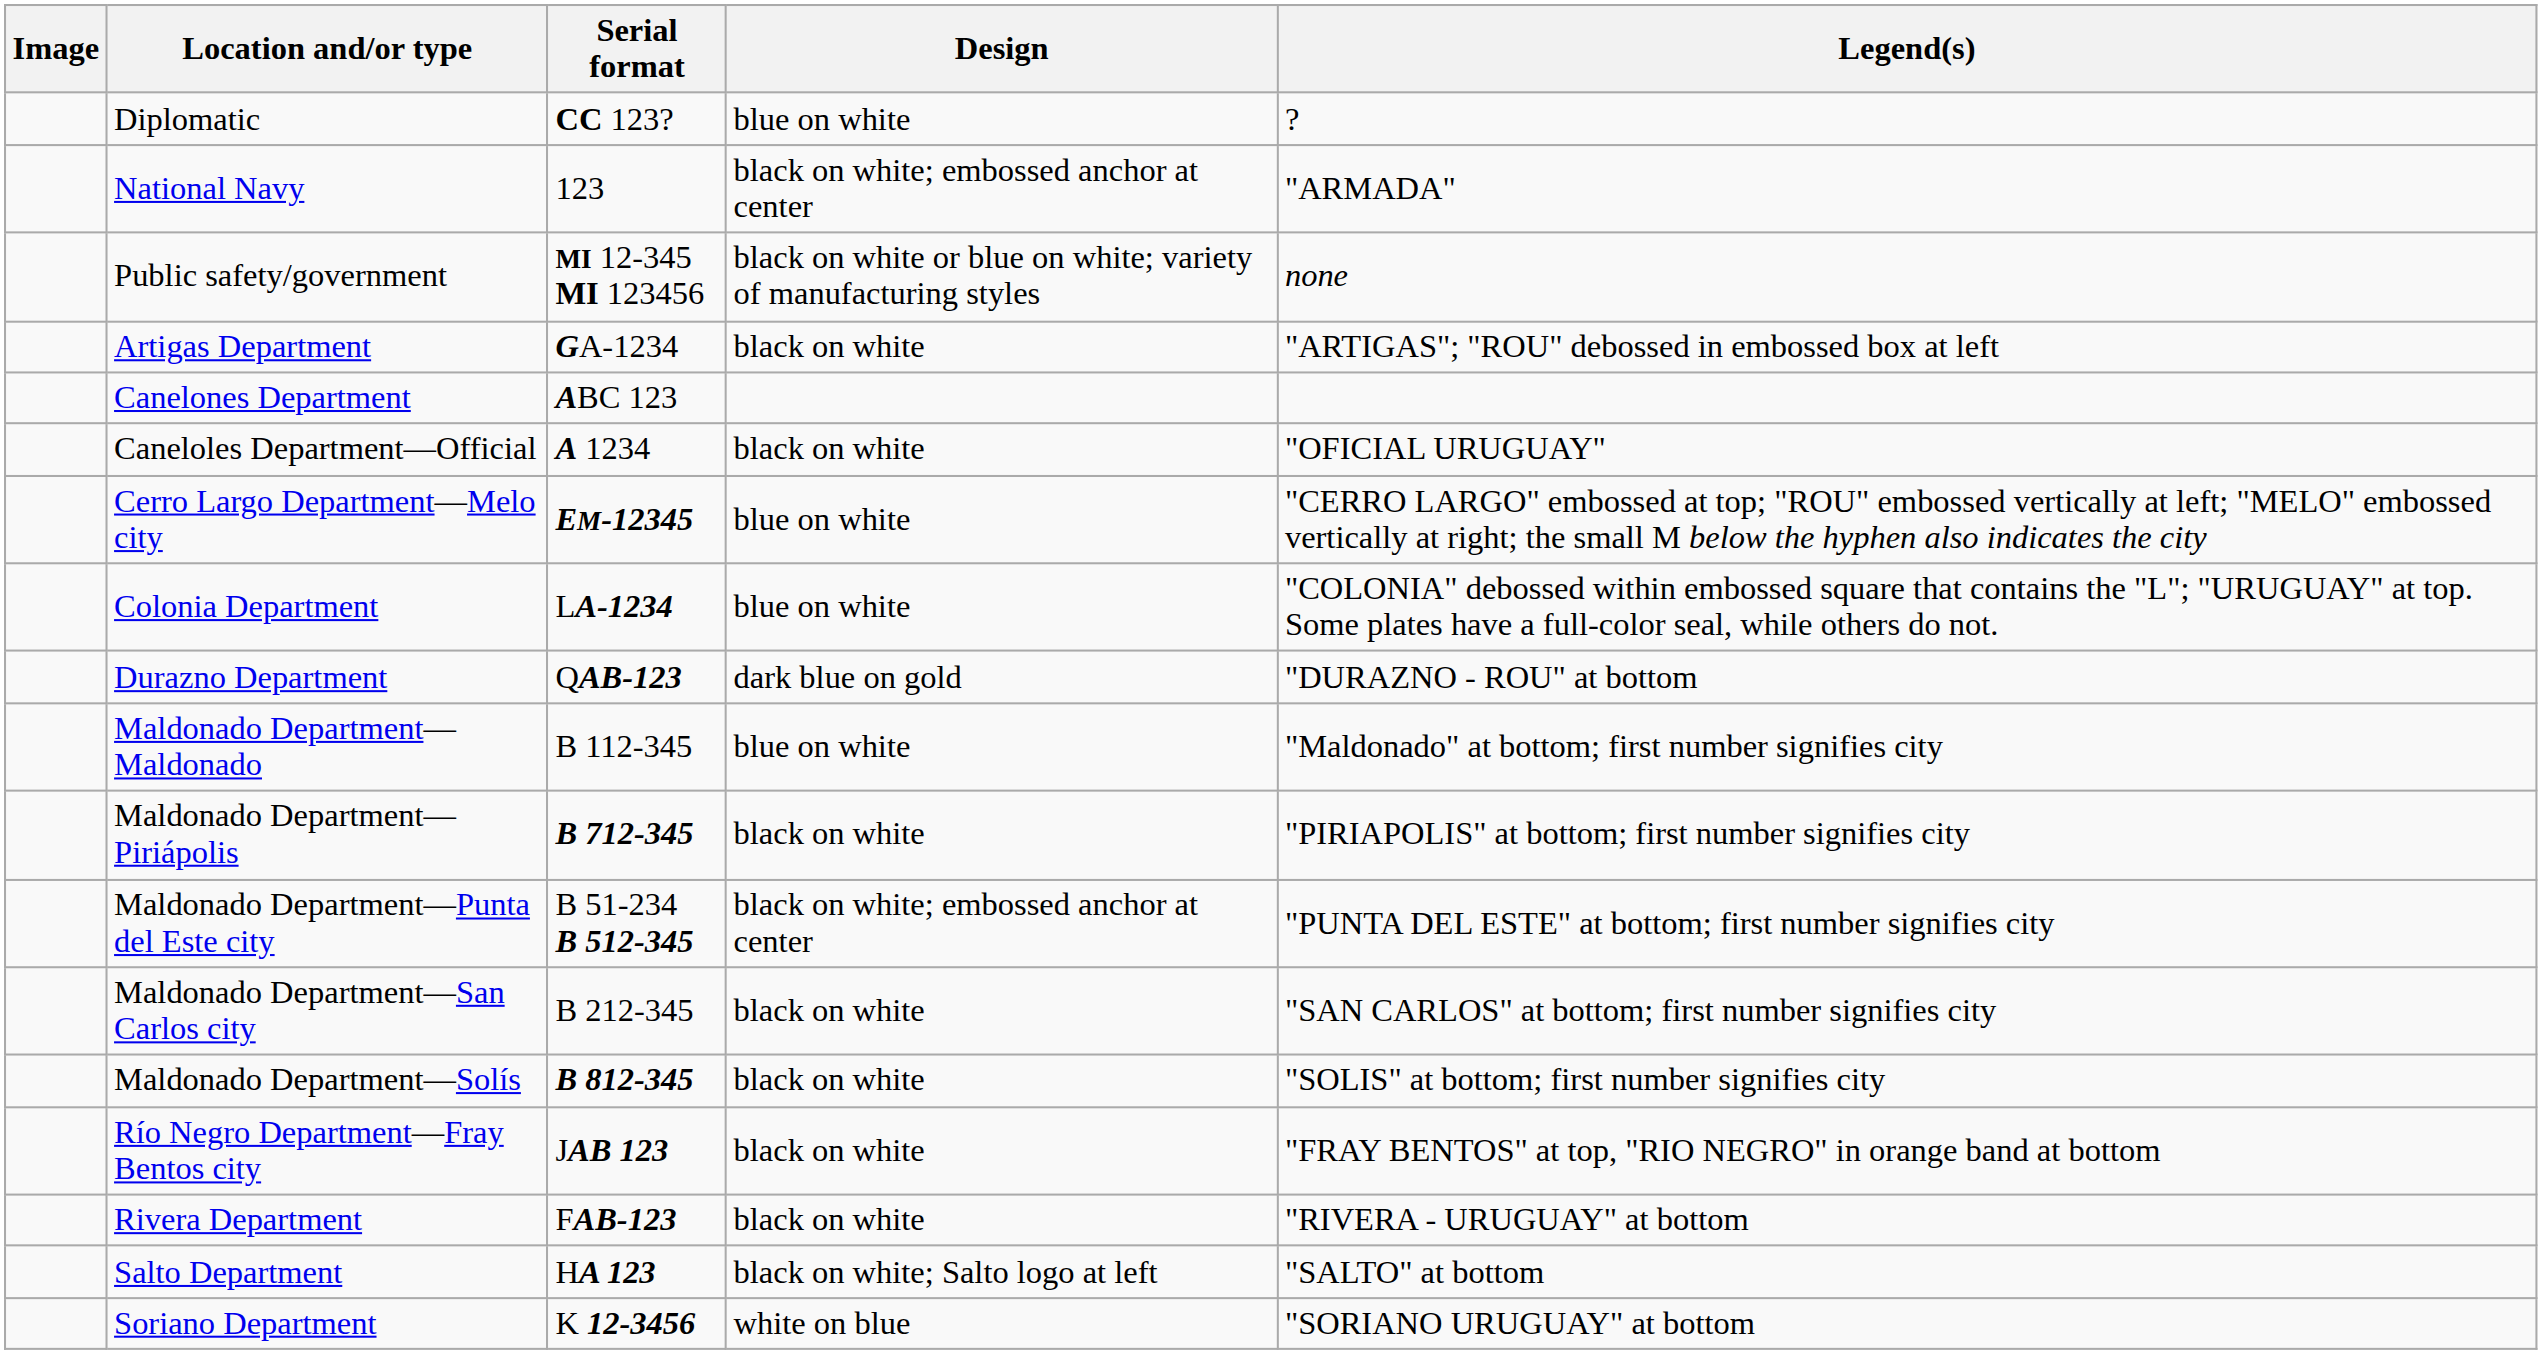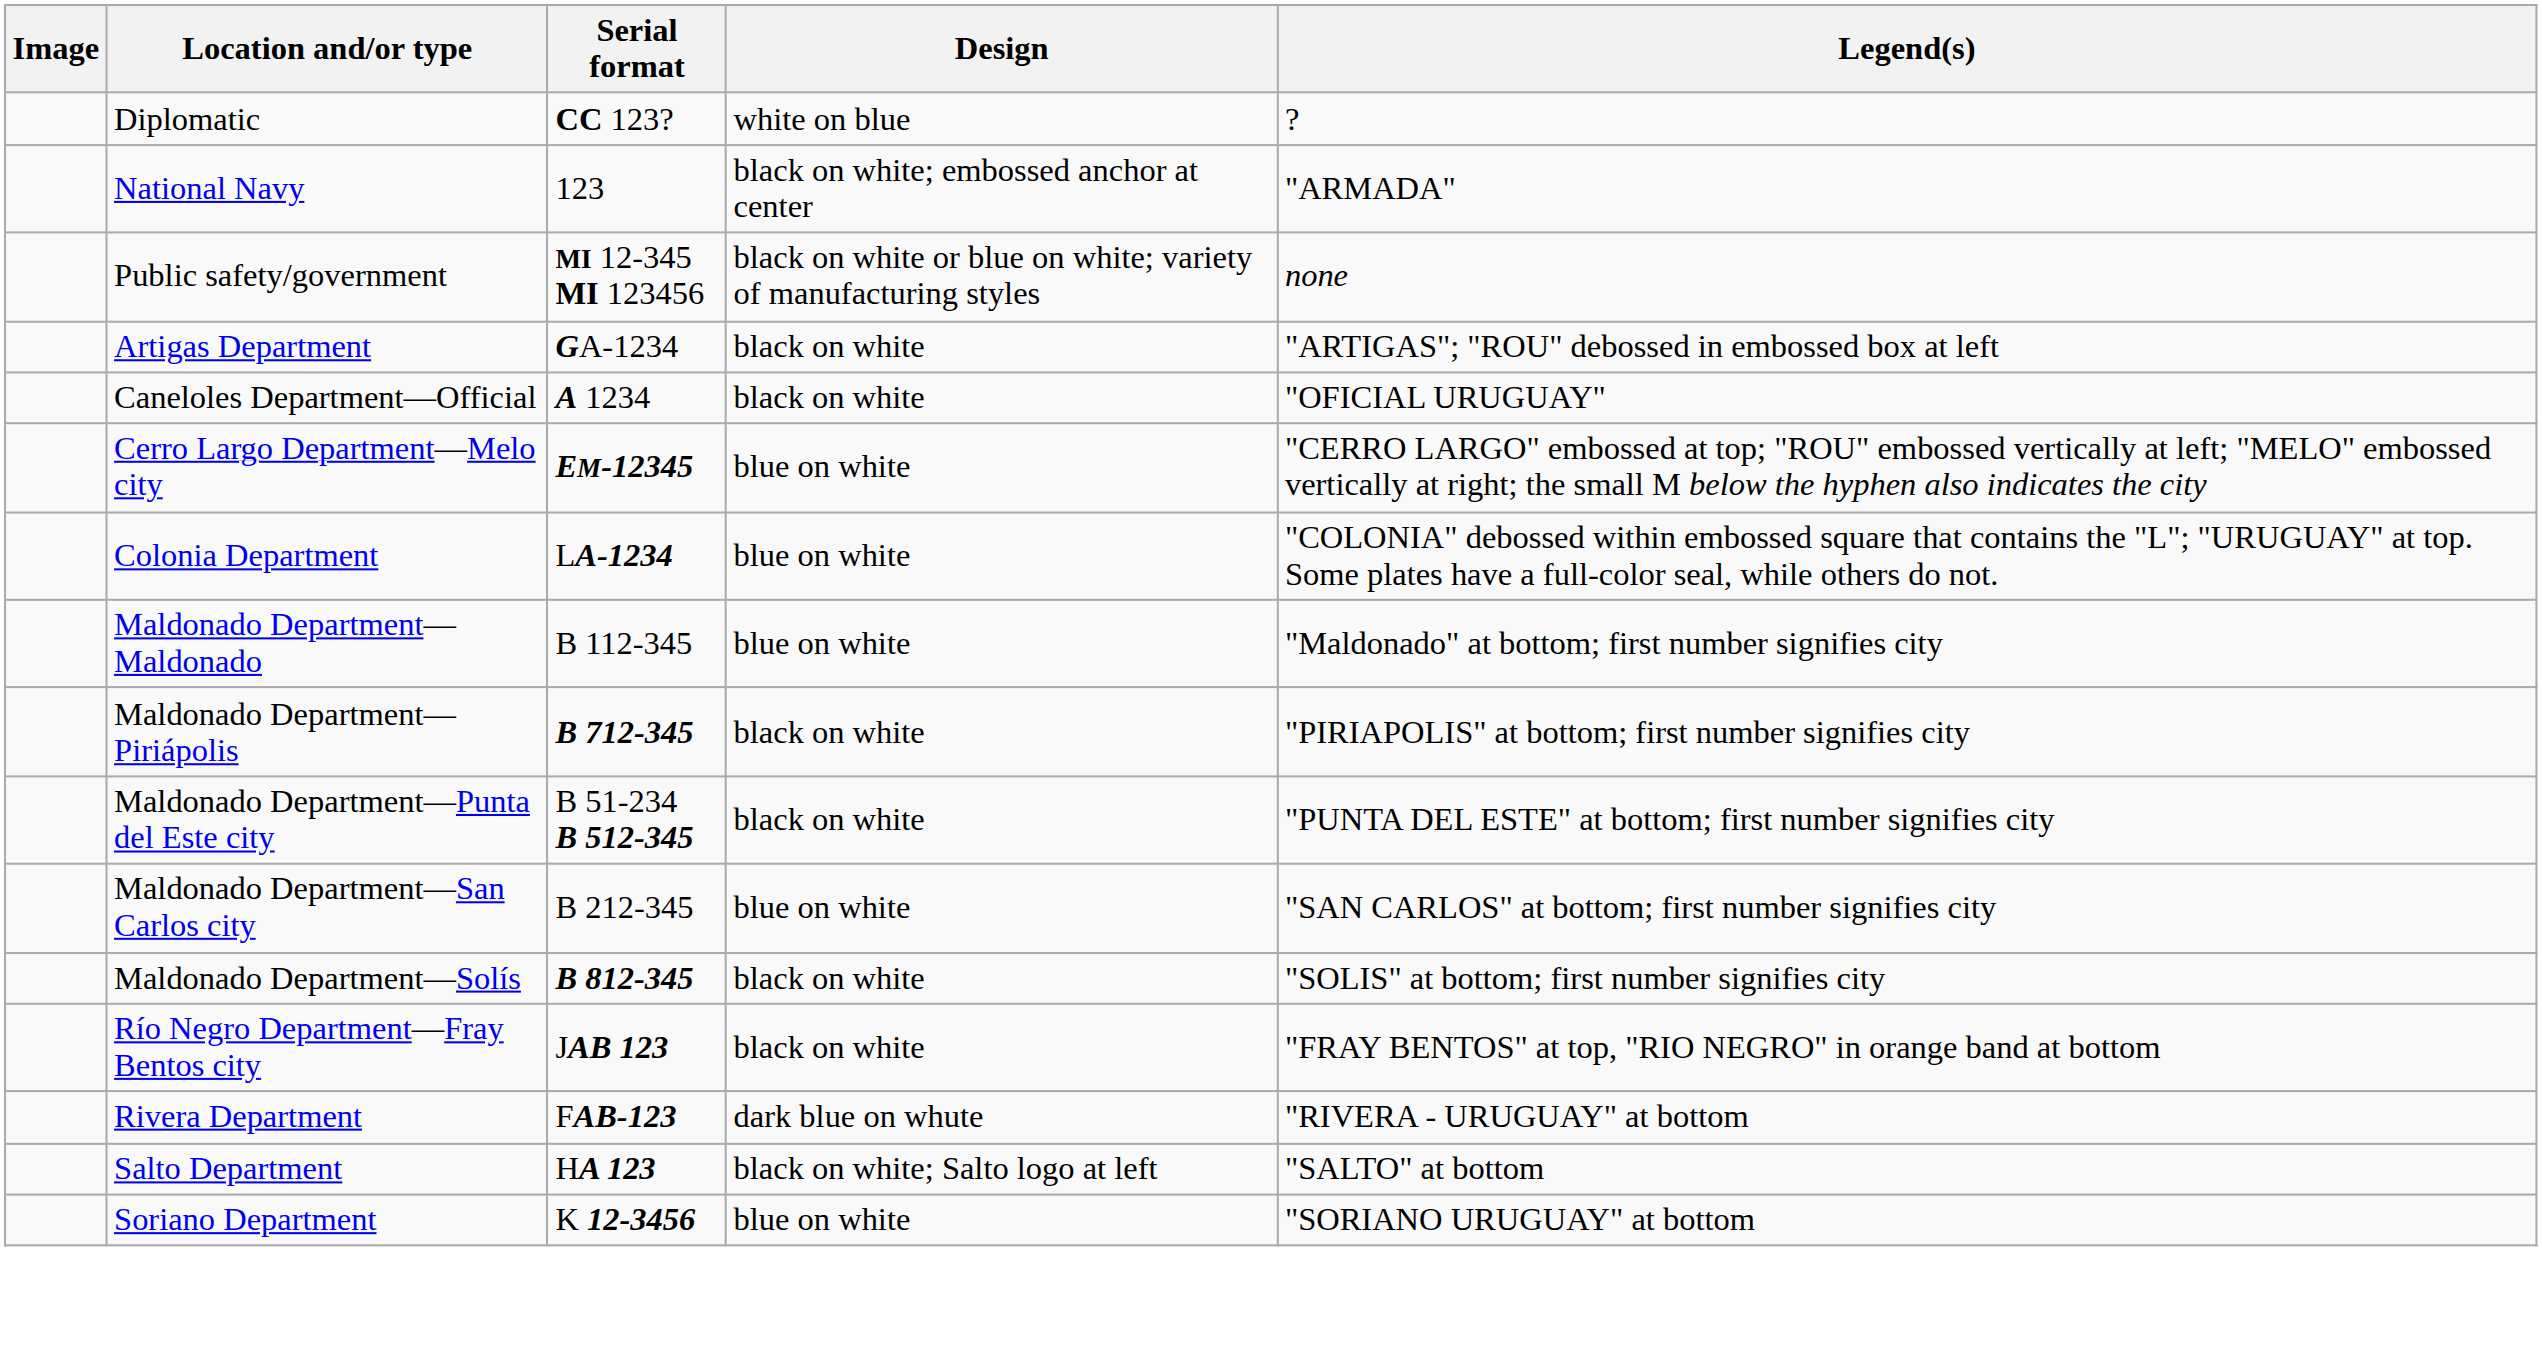(822, 118) blue on white -> (822, 118) white on blue
- row: (262, 397)
- row: (251, 676)
(966, 922) black on white; embossed anchor at center -> (829, 819) black on white
(829, 1010) black on white -> (822, 907) blue on white
(829, 1219) black on white -> (858, 1116) dark blue on whute
(822, 1322) white on blue -> (822, 1219) blue on white
